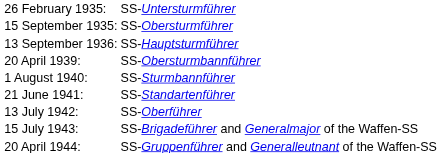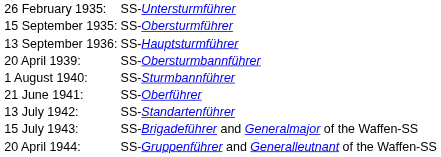(178, 95) SS-Standartenführer -> (161, 95) SS-Oberführer
(161, 112) SS-Oberführer -> (178, 112) SS-Standartenführer
